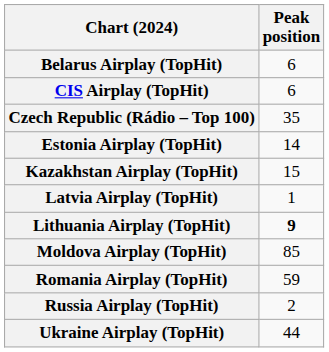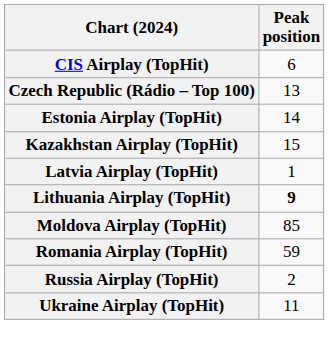- row: (132, 63)
(291, 117) 35 -> (291, 90) 13
(291, 332) 44 -> (291, 306) 11
